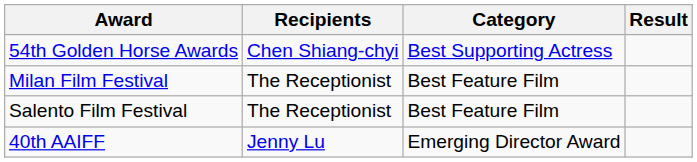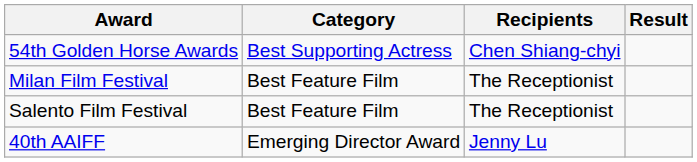columns swapped: (514, 19) <-> (323, 19)
